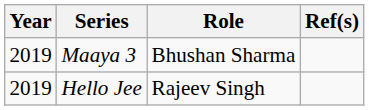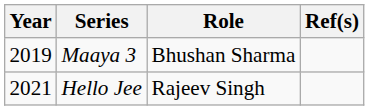(31, 88) 2019 -> (31, 88) 2021
